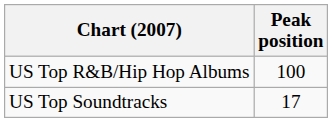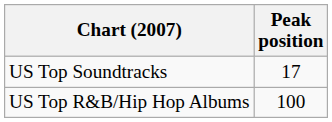rows swapped: (129, 71) <-> (88, 102)
